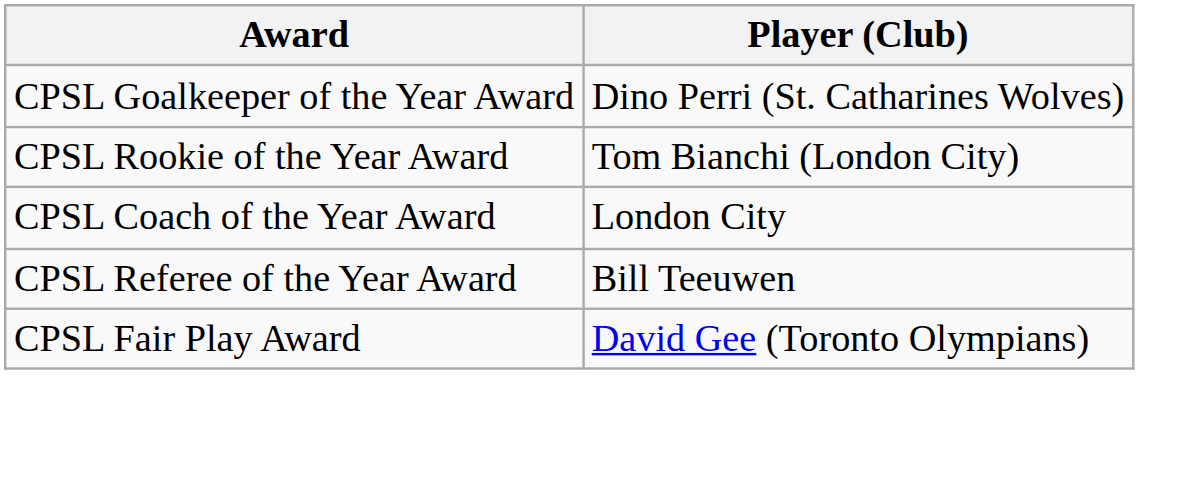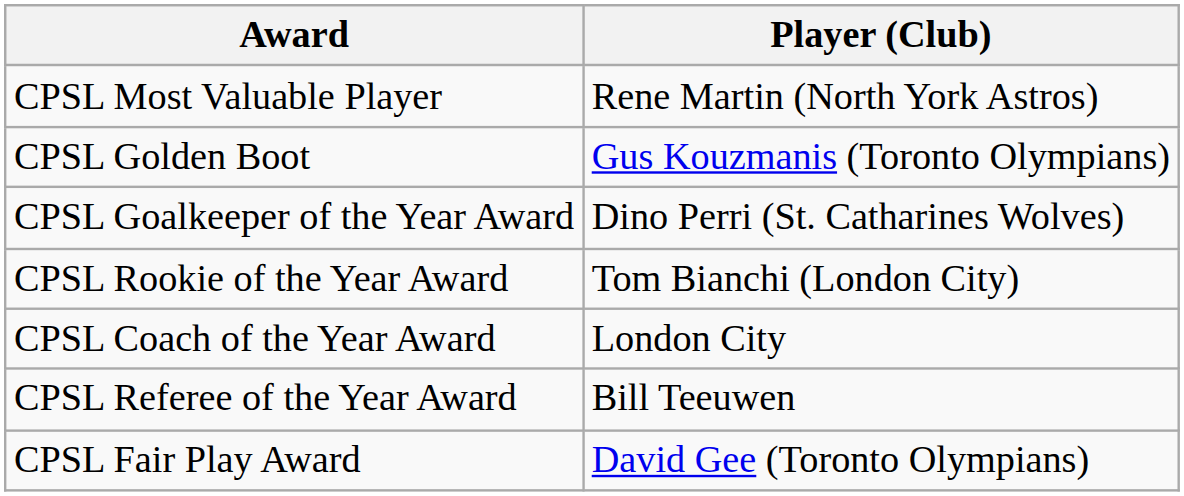+ row: (228, 95)
+ row: (162, 156)
